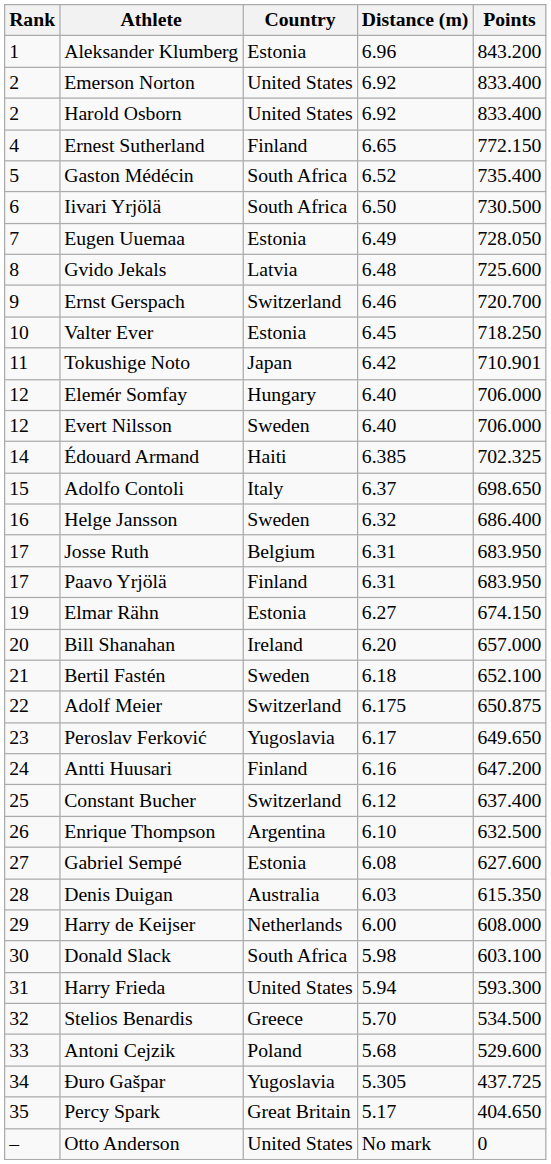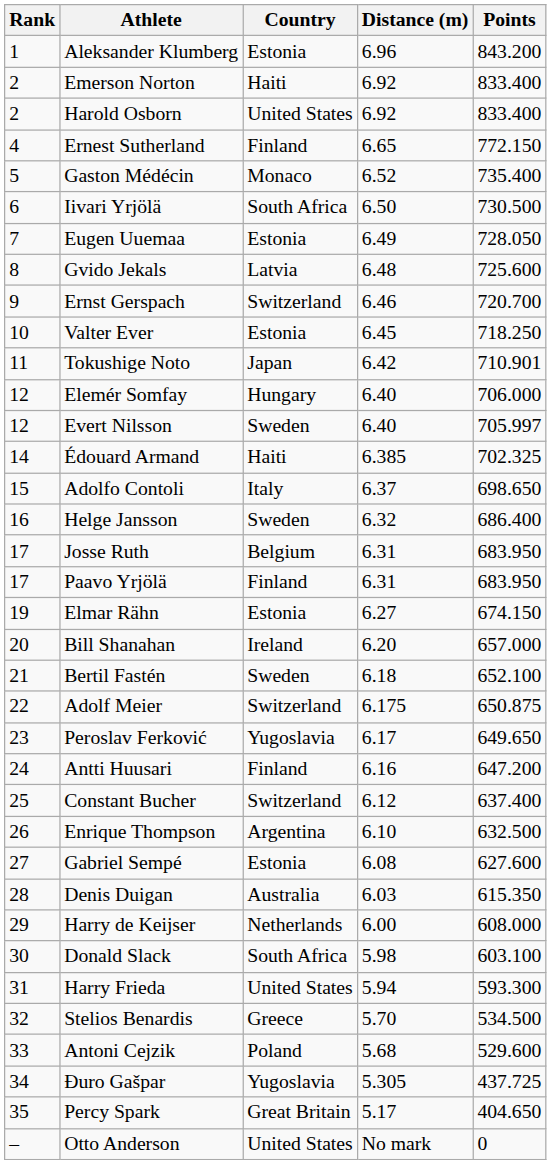(300, 82) United States -> (267, 82) Haiti
(297, 176) South Africa -> (279, 176) Monaco
(509, 425) 706.000 -> (509, 425) 705.997
